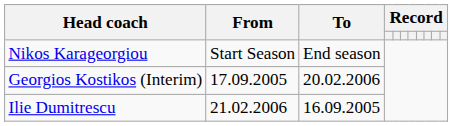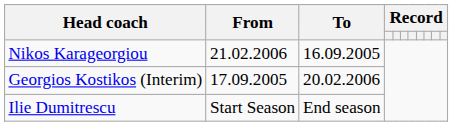(253, 53) Start Season -> (249, 53) 21.02.2006
(342, 53) End season -> (342, 53) 16.09.2005
(249, 107) 21.02.2006 -> (253, 107) Start Season
(342, 107) 16.09.2005 -> (342, 107) End season
